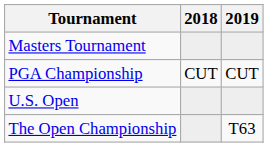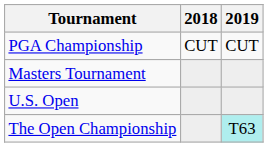rows swapped: (77, 46) <-> (76, 73)
(242, 128) no background -> (242, 128) paleturquoise background
